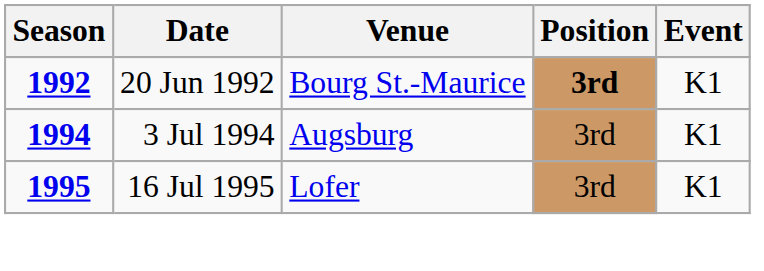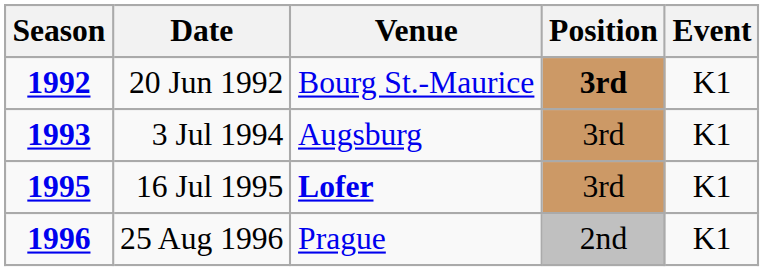(59, 135) 1994 -> (59, 135) 1993
(324, 187) normal -> (336, 187) bold
+ row: (202, 239)
